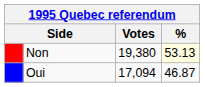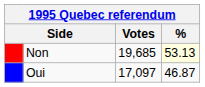(137, 53) 19,380 -> (137, 53) 19,685
(137, 73) 17,094 -> (137, 73) 17,097
